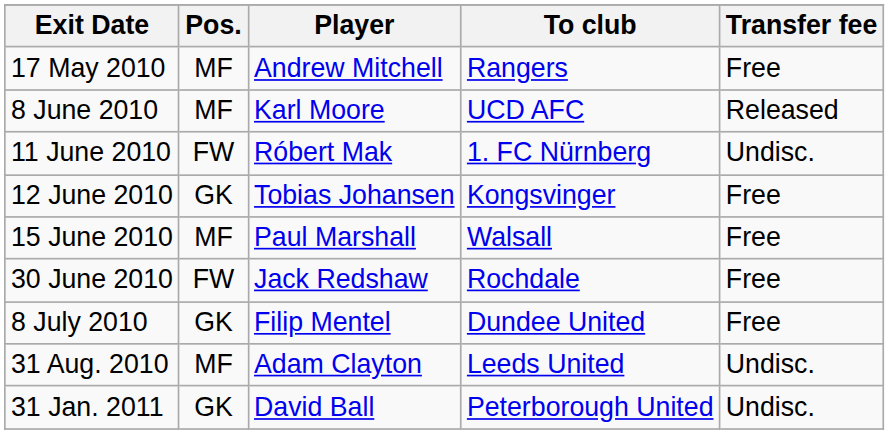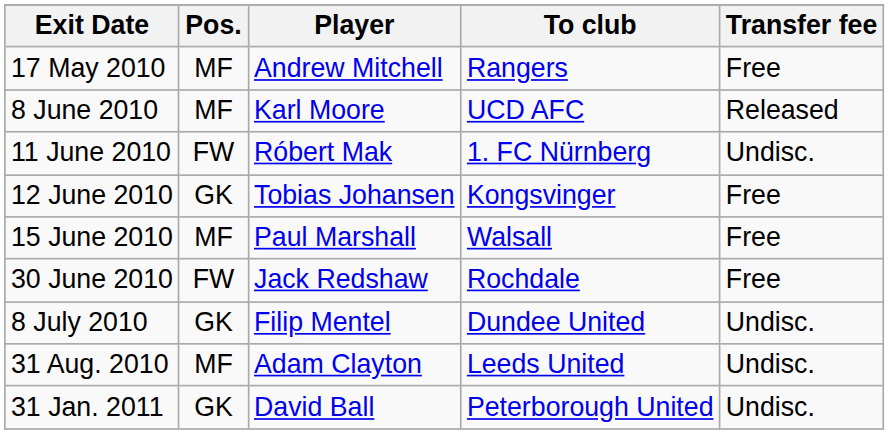(753, 322) Free -> (770, 322) Undisc.
